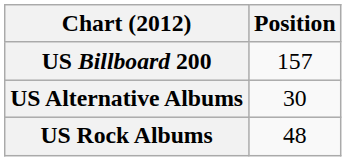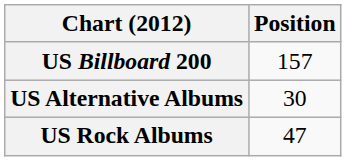(295, 135) 48 -> (295, 135) 47
